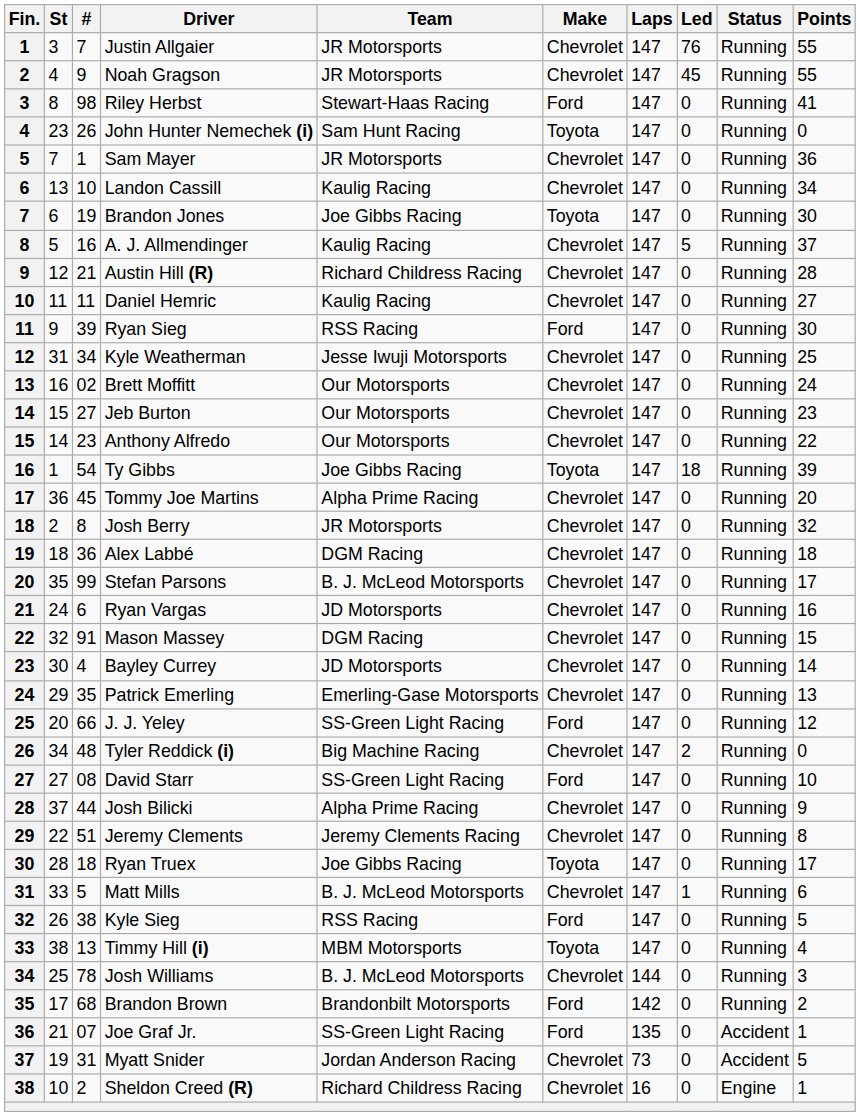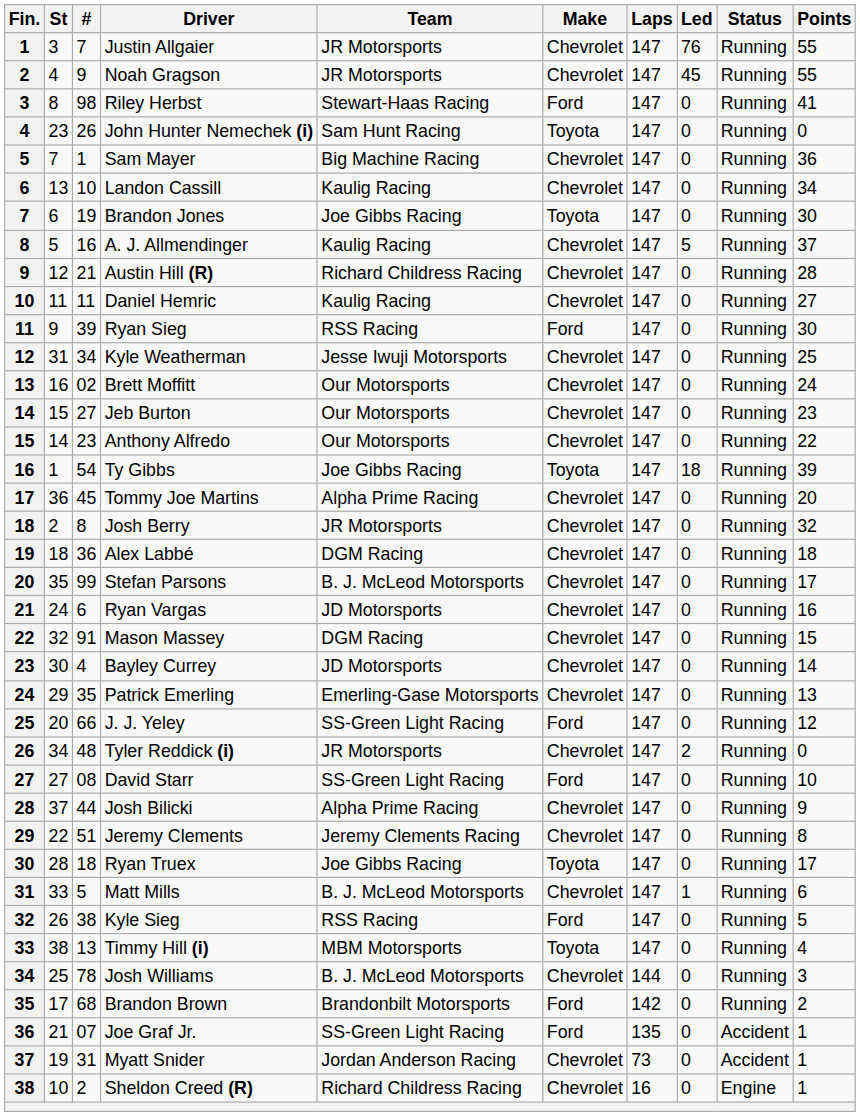(382, 160) JR Motorsports -> (400, 160) Big Machine Racing
(400, 751) Big Machine Racing -> (382, 751) JR Motorsports
(802, 1061) 5 -> (802, 1061) 1
